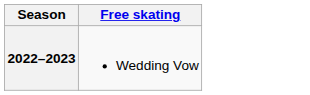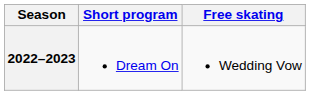+ column: (130, 15)
